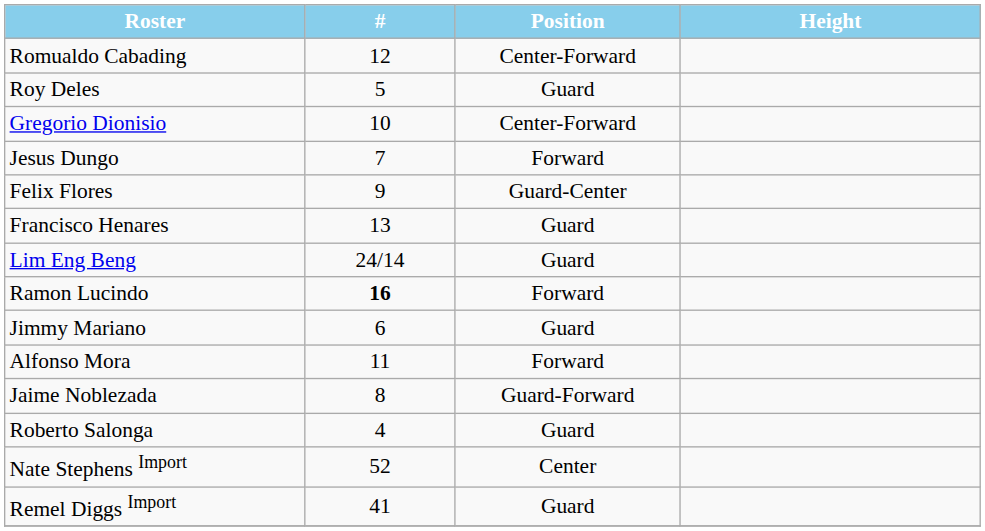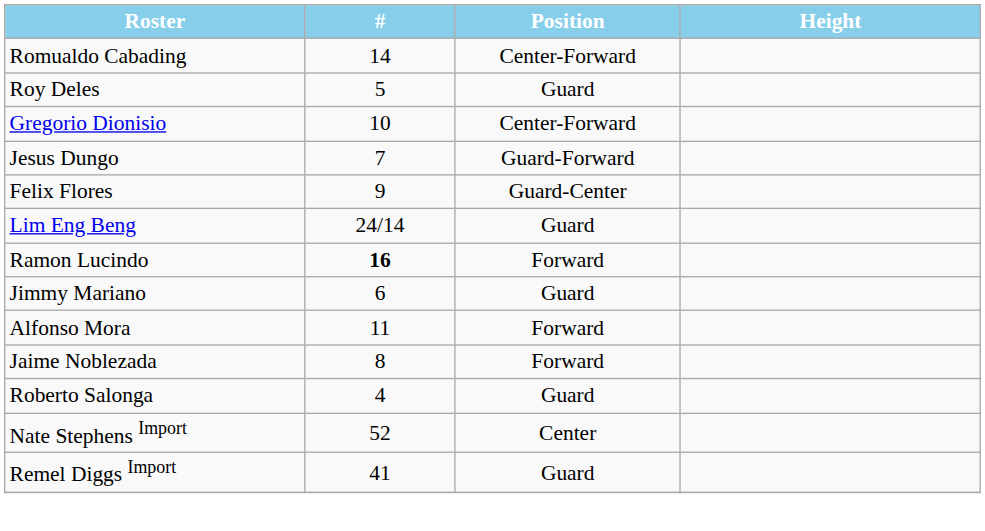(380, 55) 12 -> (380, 55) 14
(568, 157) Forward -> (568, 157) Guard-Forward
- row: (89, 225)
(568, 395) Guard-Forward -> (568, 361) Forward
